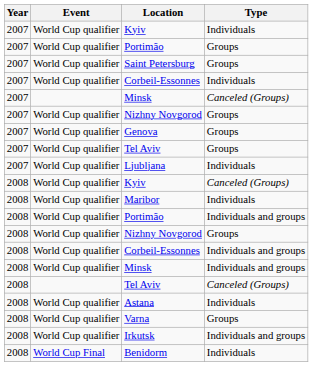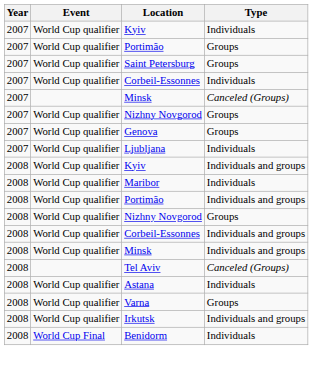- row: (18, 149)
(248, 183) Canceled (Groups) -> (256, 166) Individuals and groups
